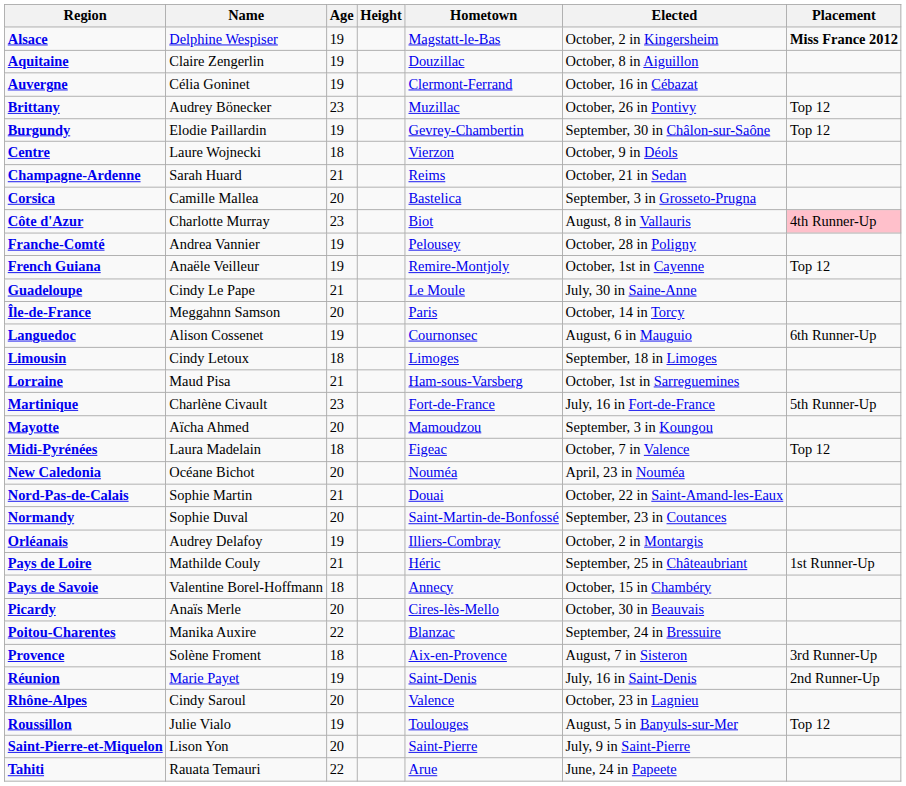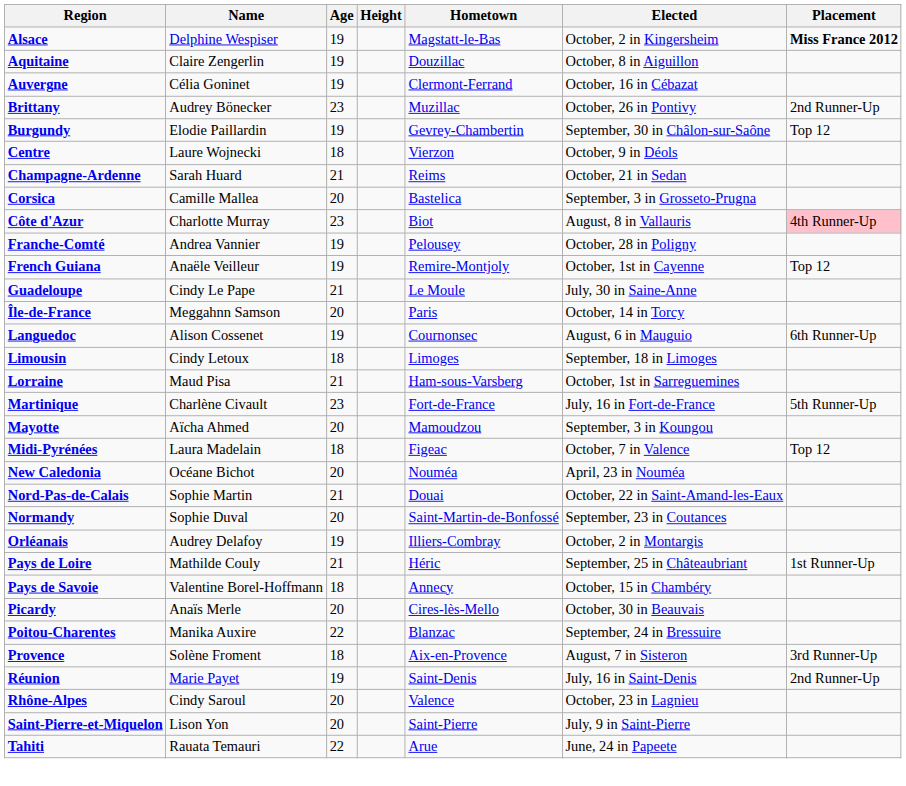(810, 107) Top 12 -> (835, 107) 2nd Runner-Up
- row: (40, 723)
